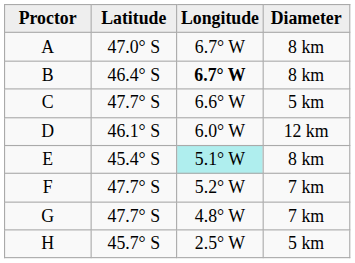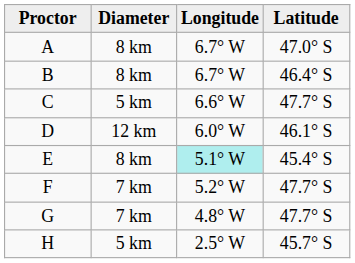columns swapped: (134, 18) <-> (306, 18)
(220, 74) bold -> (220, 74) normal
